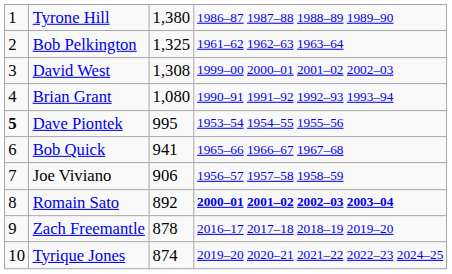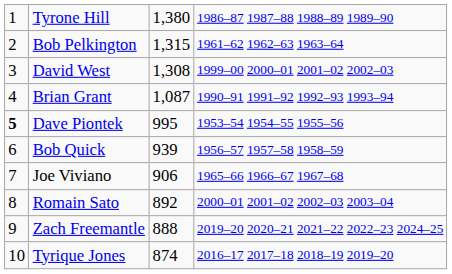(171, 44) 1,325 -> (171, 44) 1,315
(171, 96) 1,080 -> (171, 96) 1,087
(165, 149) 941 -> (165, 149) 939
(270, 149) 1965–66 1966–67 1967–68 -> (270, 149) 1956–57 1957–58 1958–59
(270, 176) 1956–57 1957–58 1958–59 -> (270, 176) 1965–66 1966–67 1967–68
(295, 202) bold -> (295, 202) normal
(165, 228) 878 -> (165, 228) 888
(295, 228) 2016–17 2017–18 2018–19 2019–20 -> (320, 228) 2019–20 2020–21 2021–22 2022–23 2024–25
(320, 255) 2019–20 2020–21 2021–22 2022–23 2024–25 -> (295, 255) 2016–17 2017–18 2018–19 2019–20
